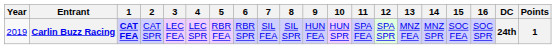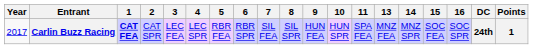- column: (386, 11)
(17, 31) 2019 -> (17, 31) 2017
